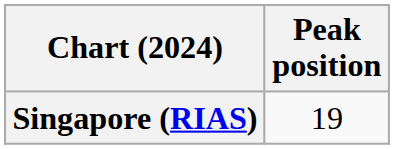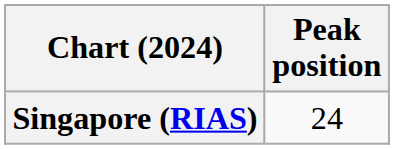(327, 117) 19 -> (327, 117) 24
